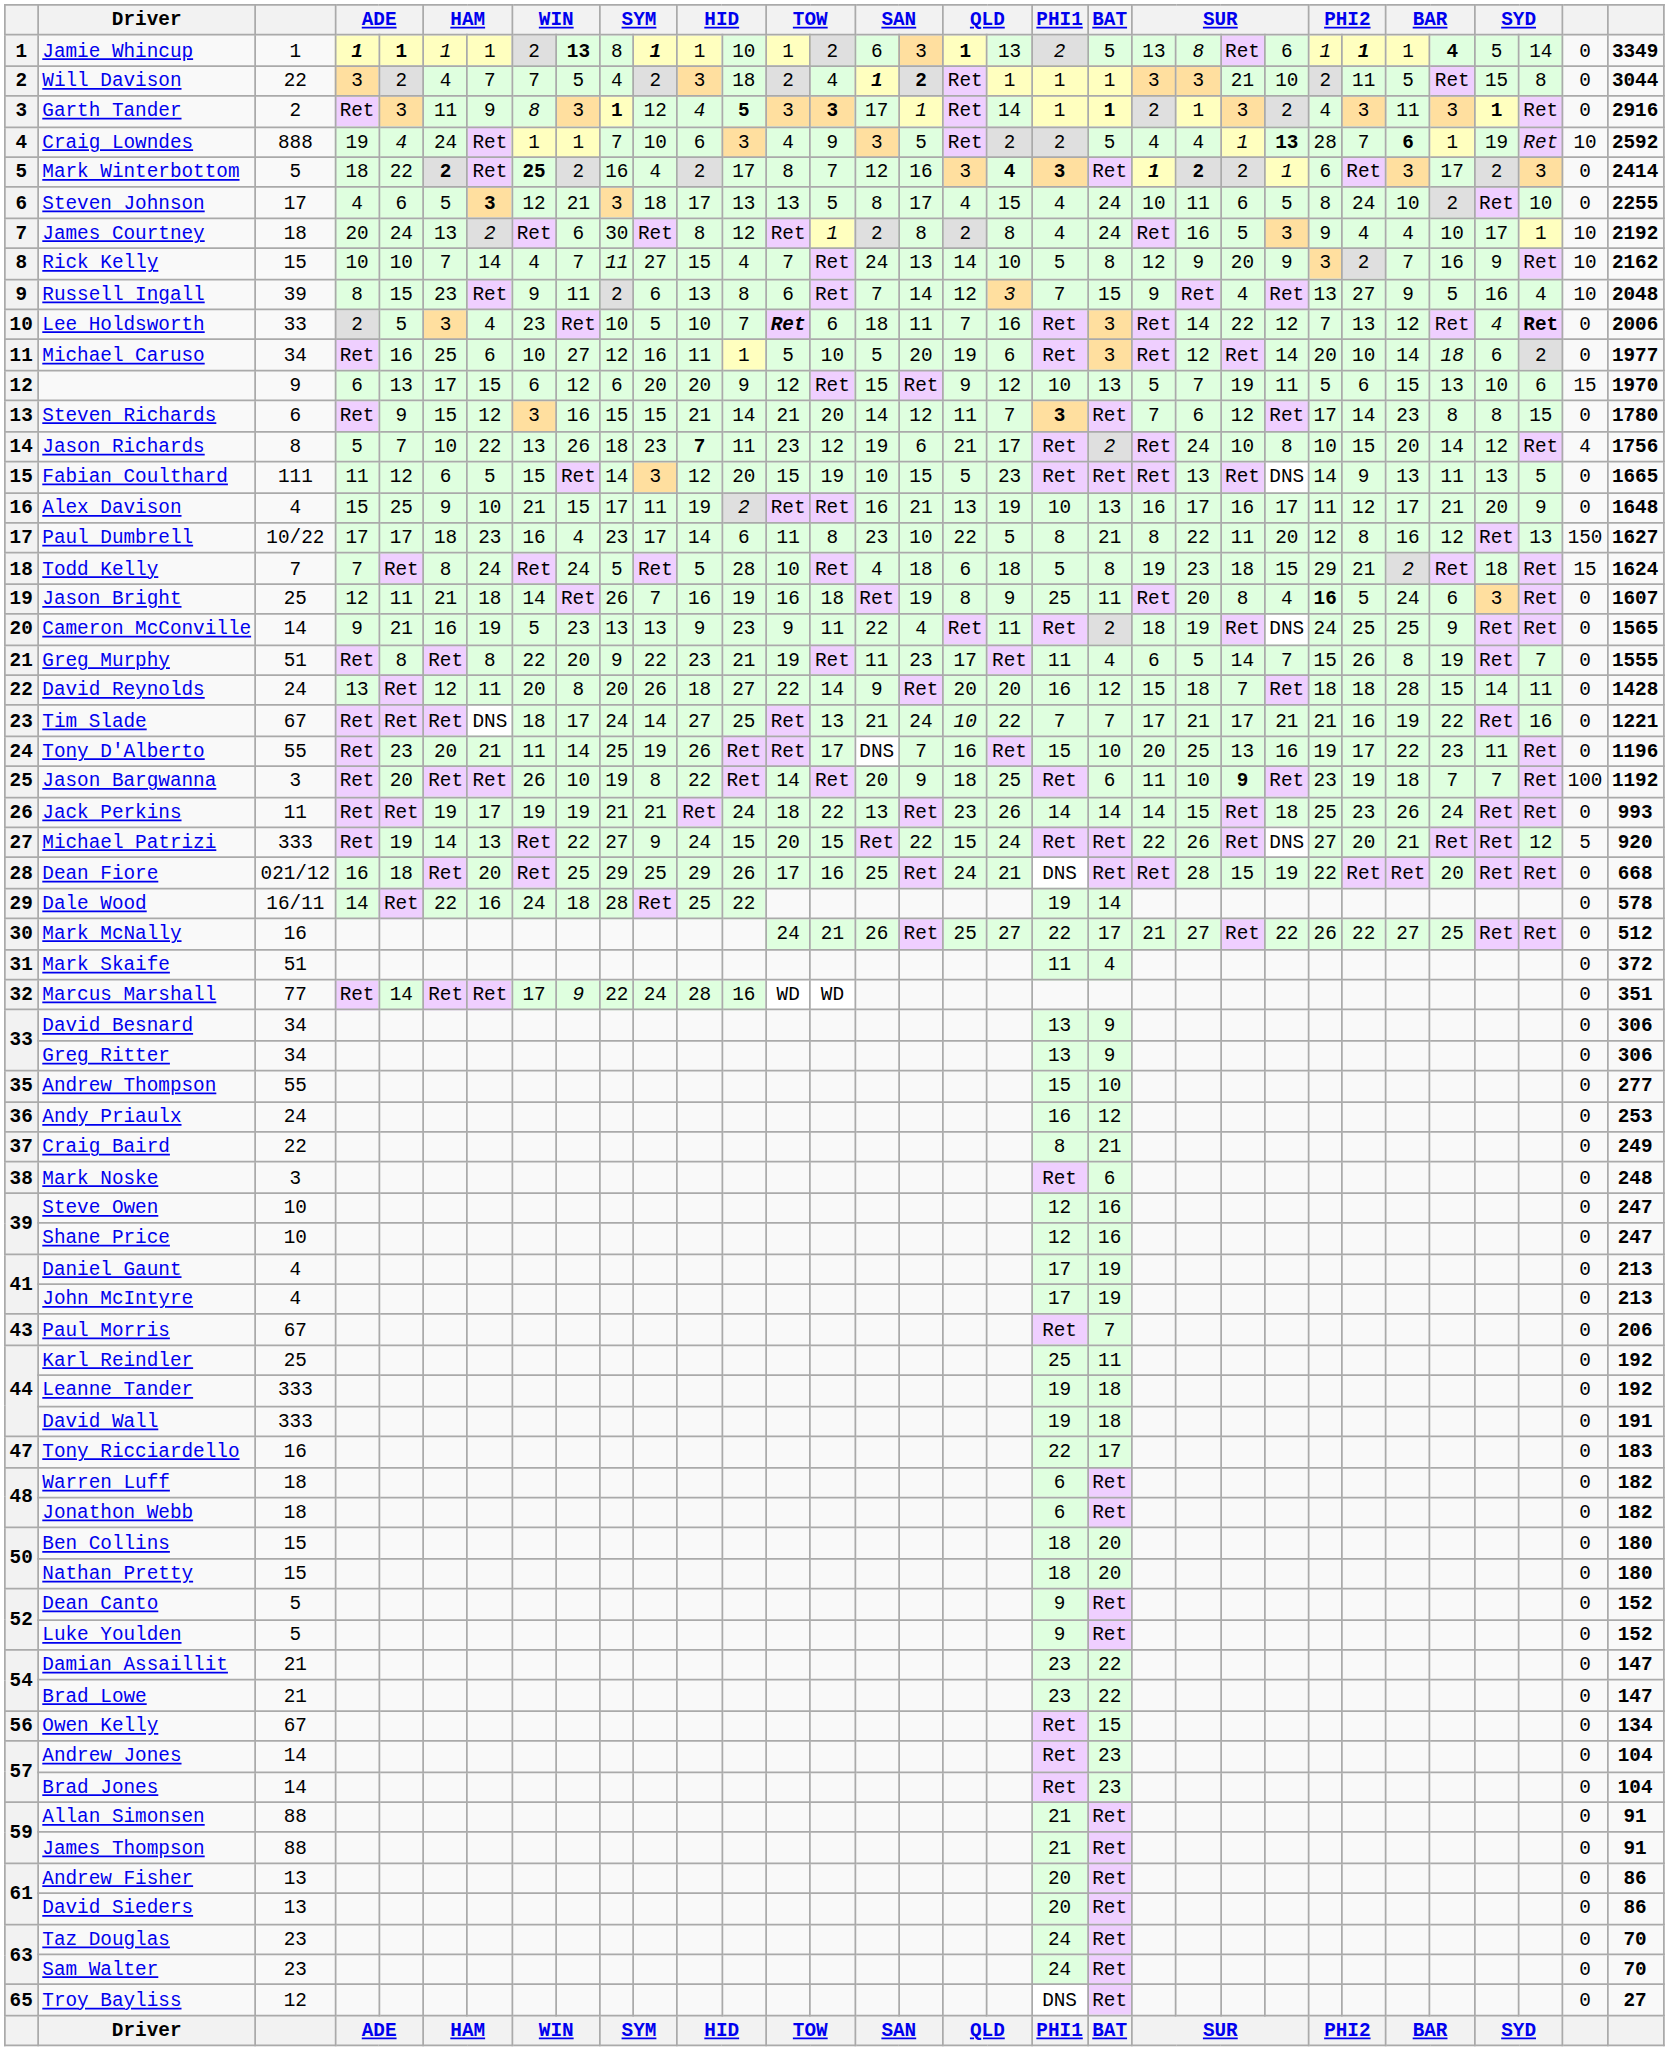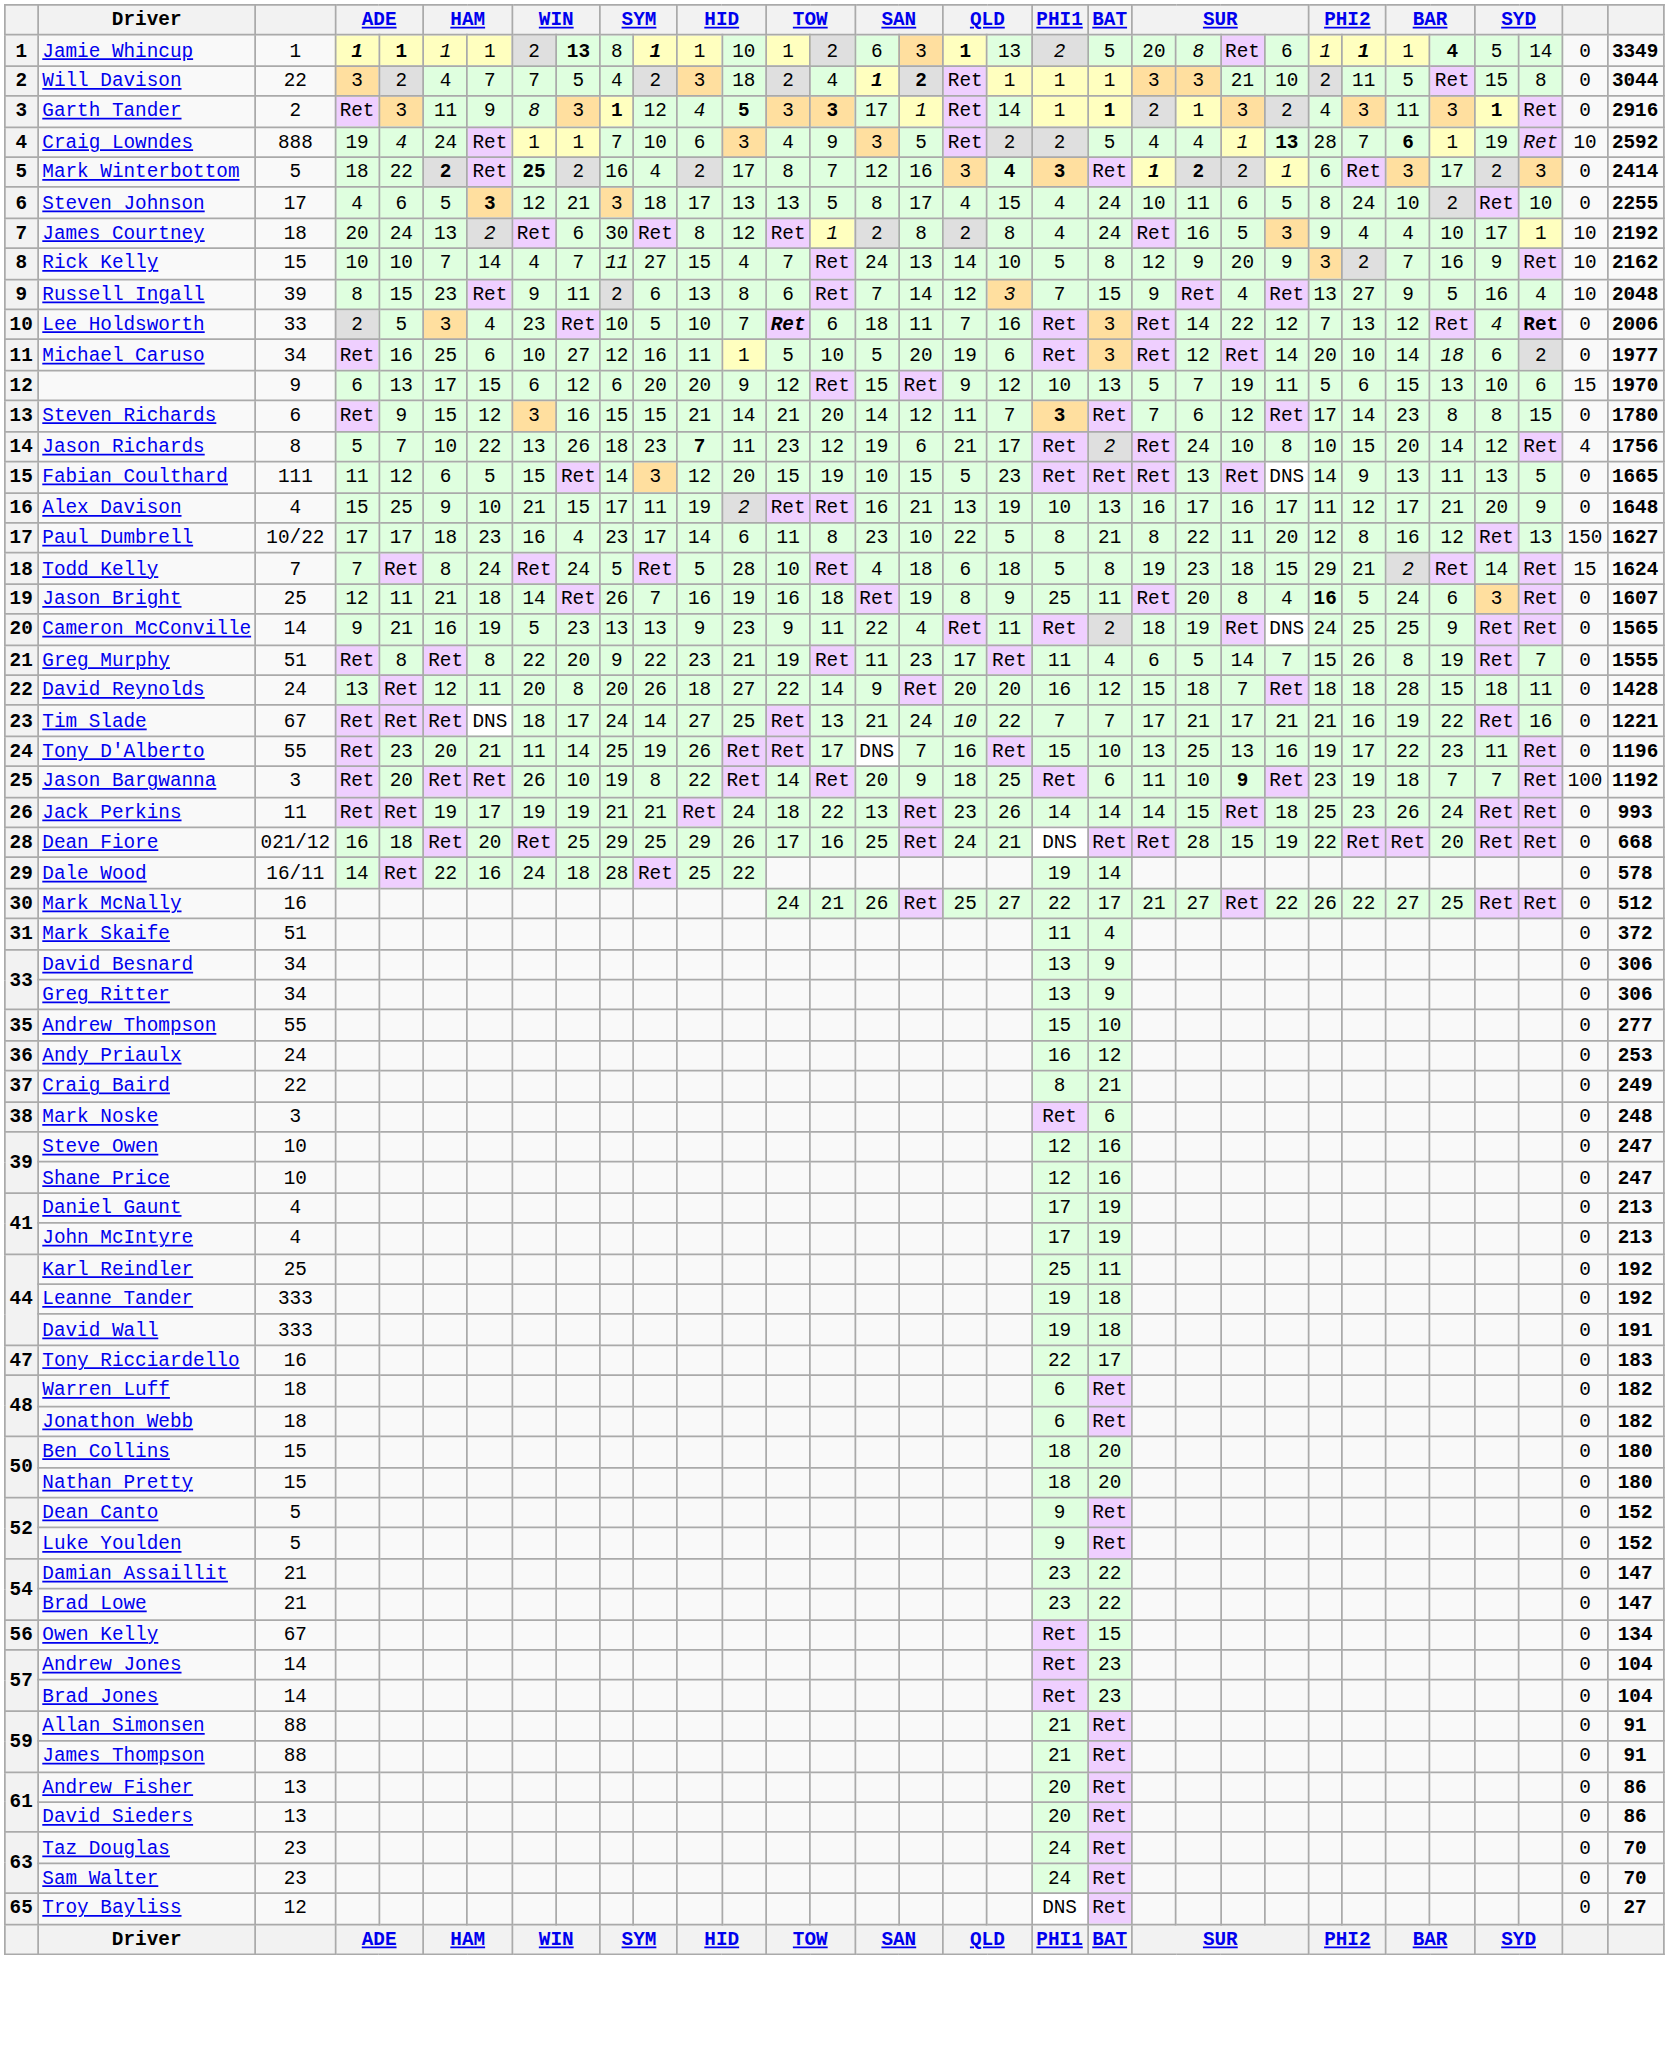(1154, 51) 13 -> (1154, 51) 20
(1496, 568) 18 -> (1496, 568) 14
(1496, 690) 14 -> (1496, 690) 18
(1154, 751) 20 -> (1154, 751) 13
- row: (129, 843)
- row: (129, 995)
- row: (106, 1330)
